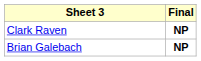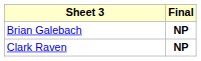rows swapped: (37, 30) <-> (44, 47)
